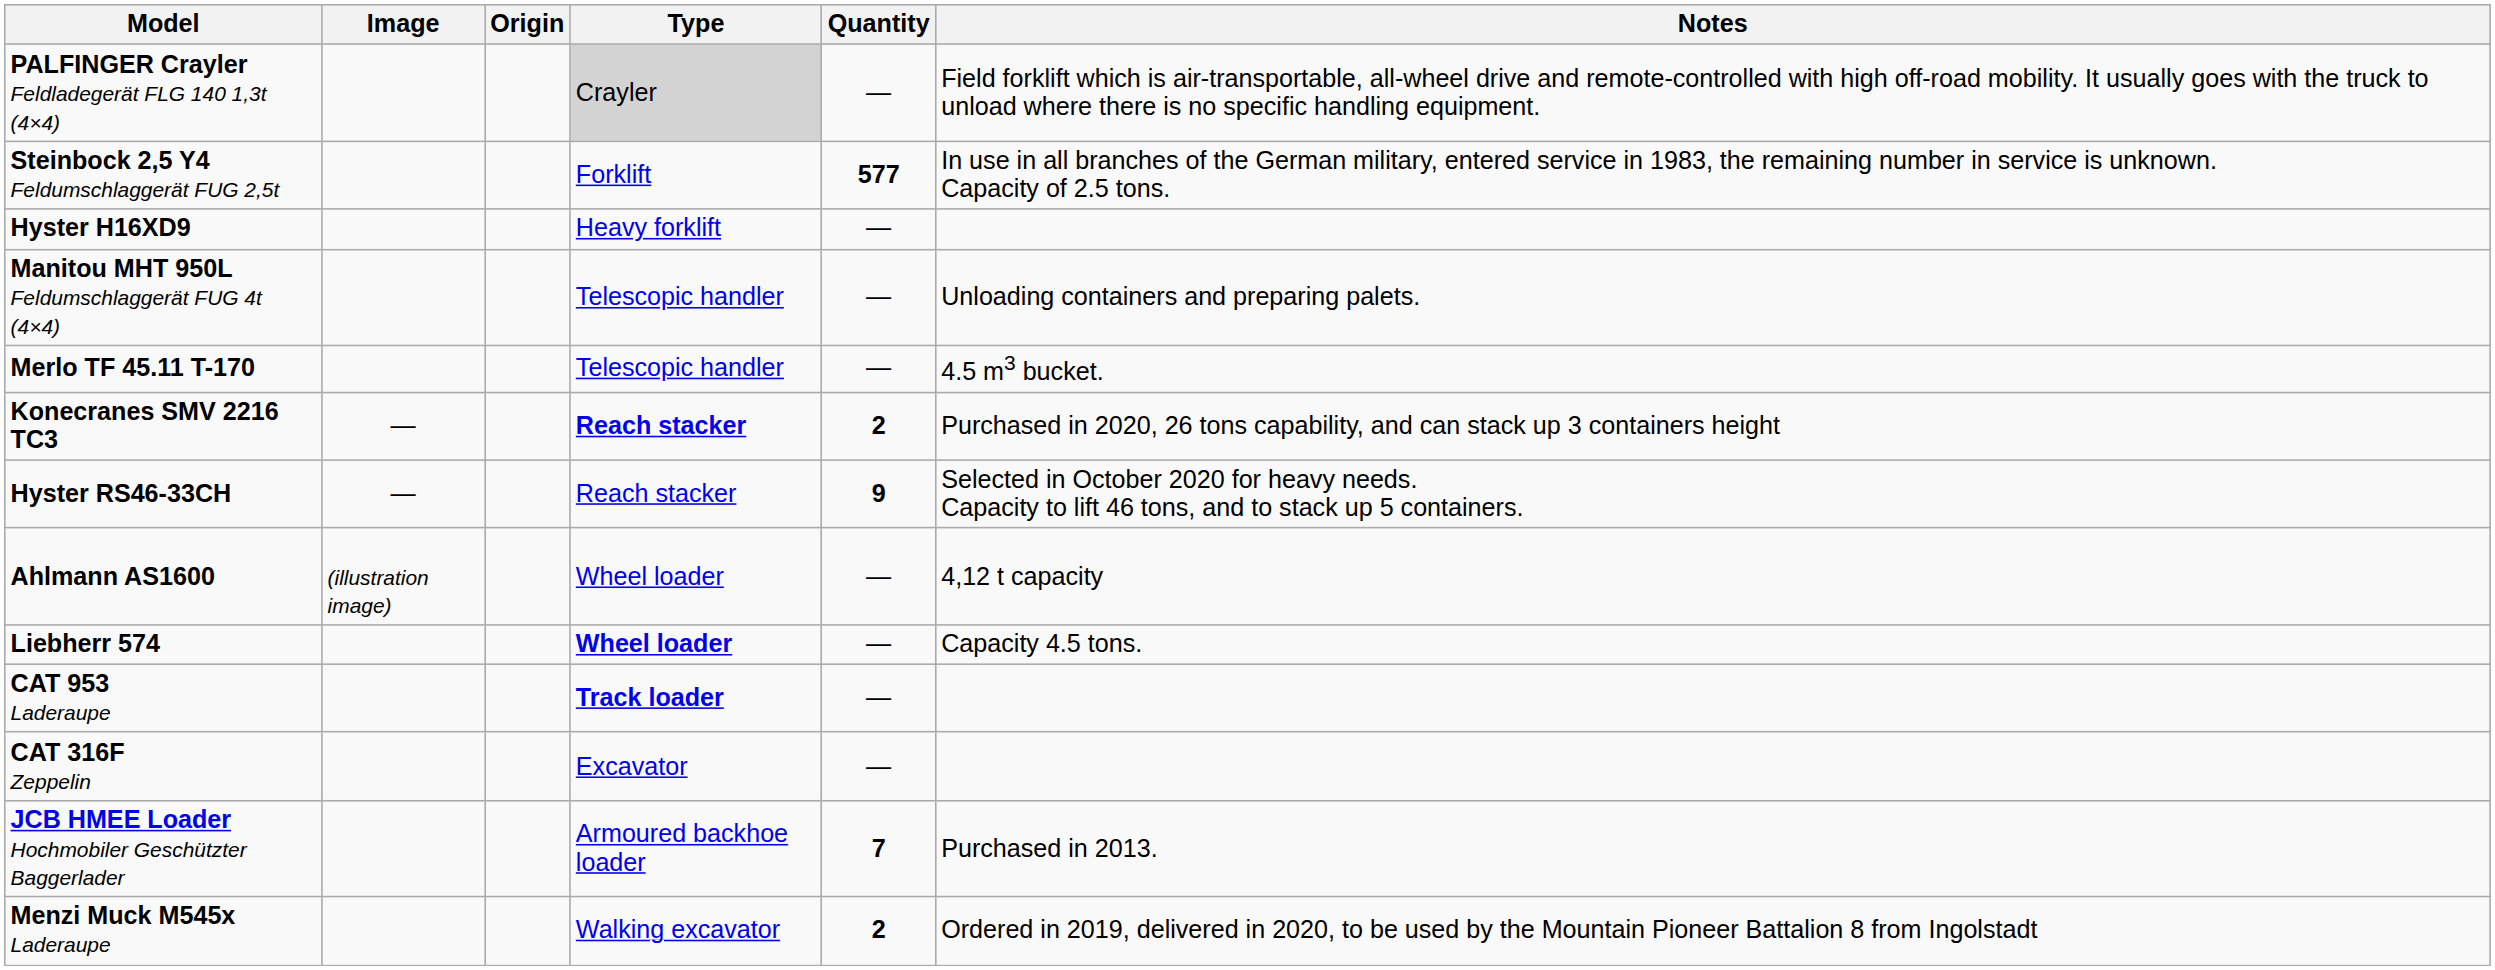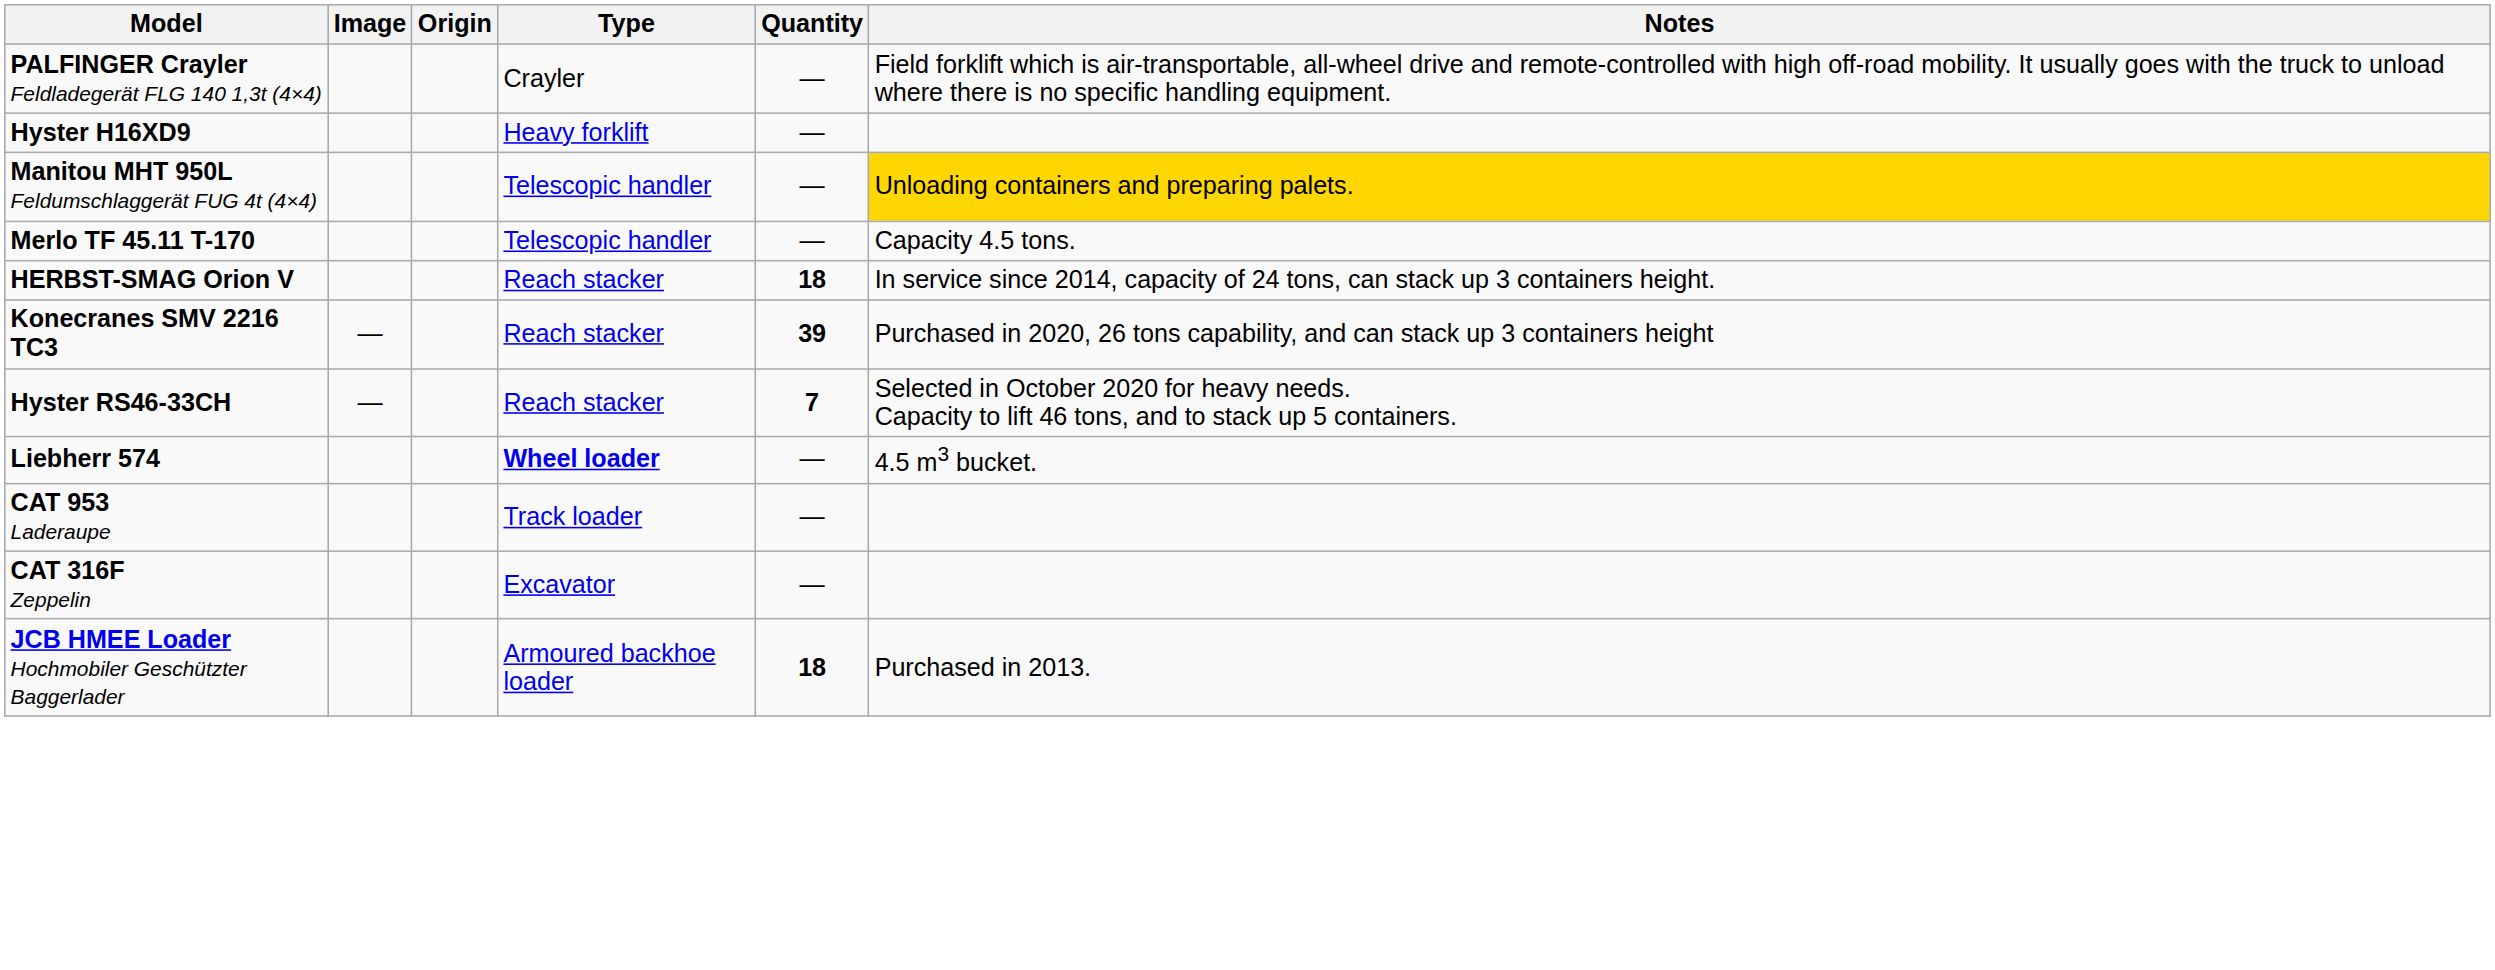(616, 92) lightgrey background -> (544, 78) no background
- row: (145, 174)
(1181, 296) no background -> (1114, 186) gold background
(1022, 368) 4.5 m3 bucket. -> (975, 240) Capacity 4.5 tons.
+ row: (152, 280)
(661, 425) bold -> (584, 334) normal
(879, 425) 2 -> (812, 334) 39
(879, 493) 9 -> (812, 402) 7
- row: (113, 576)
(1042, 644) Capacity 4.5 tons. -> (956, 459) 4.5 m3 bucket.
(650, 698) bold -> (573, 516) normal
(879, 848) 7 -> (812, 667) 18
- row: (123, 930)
